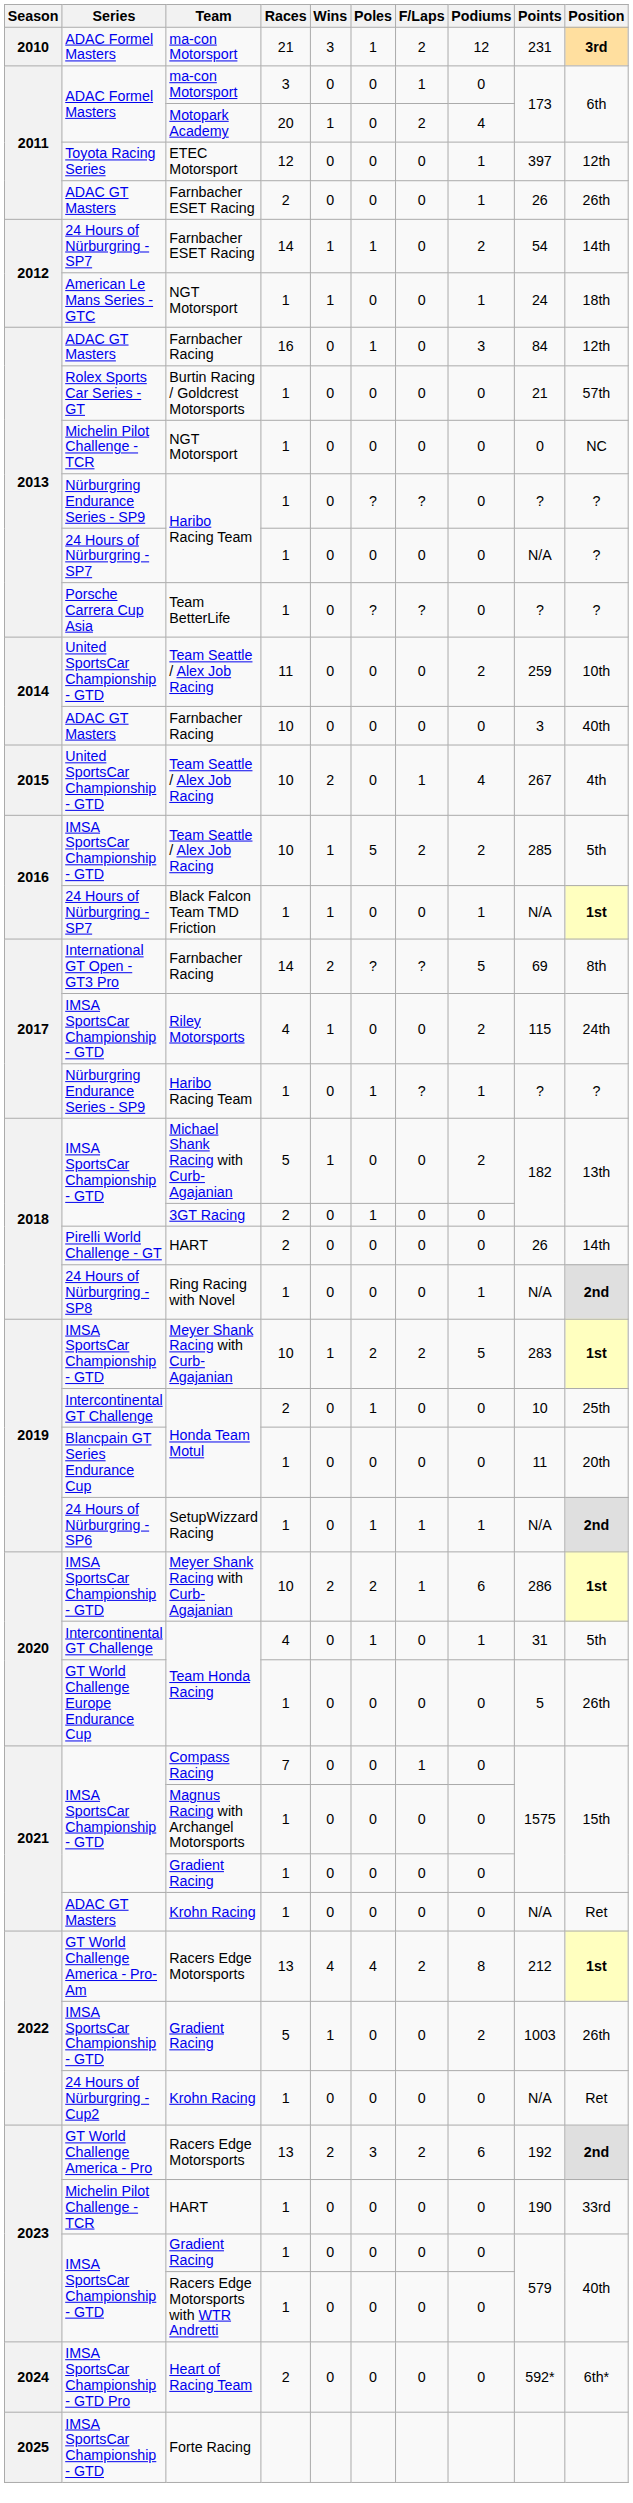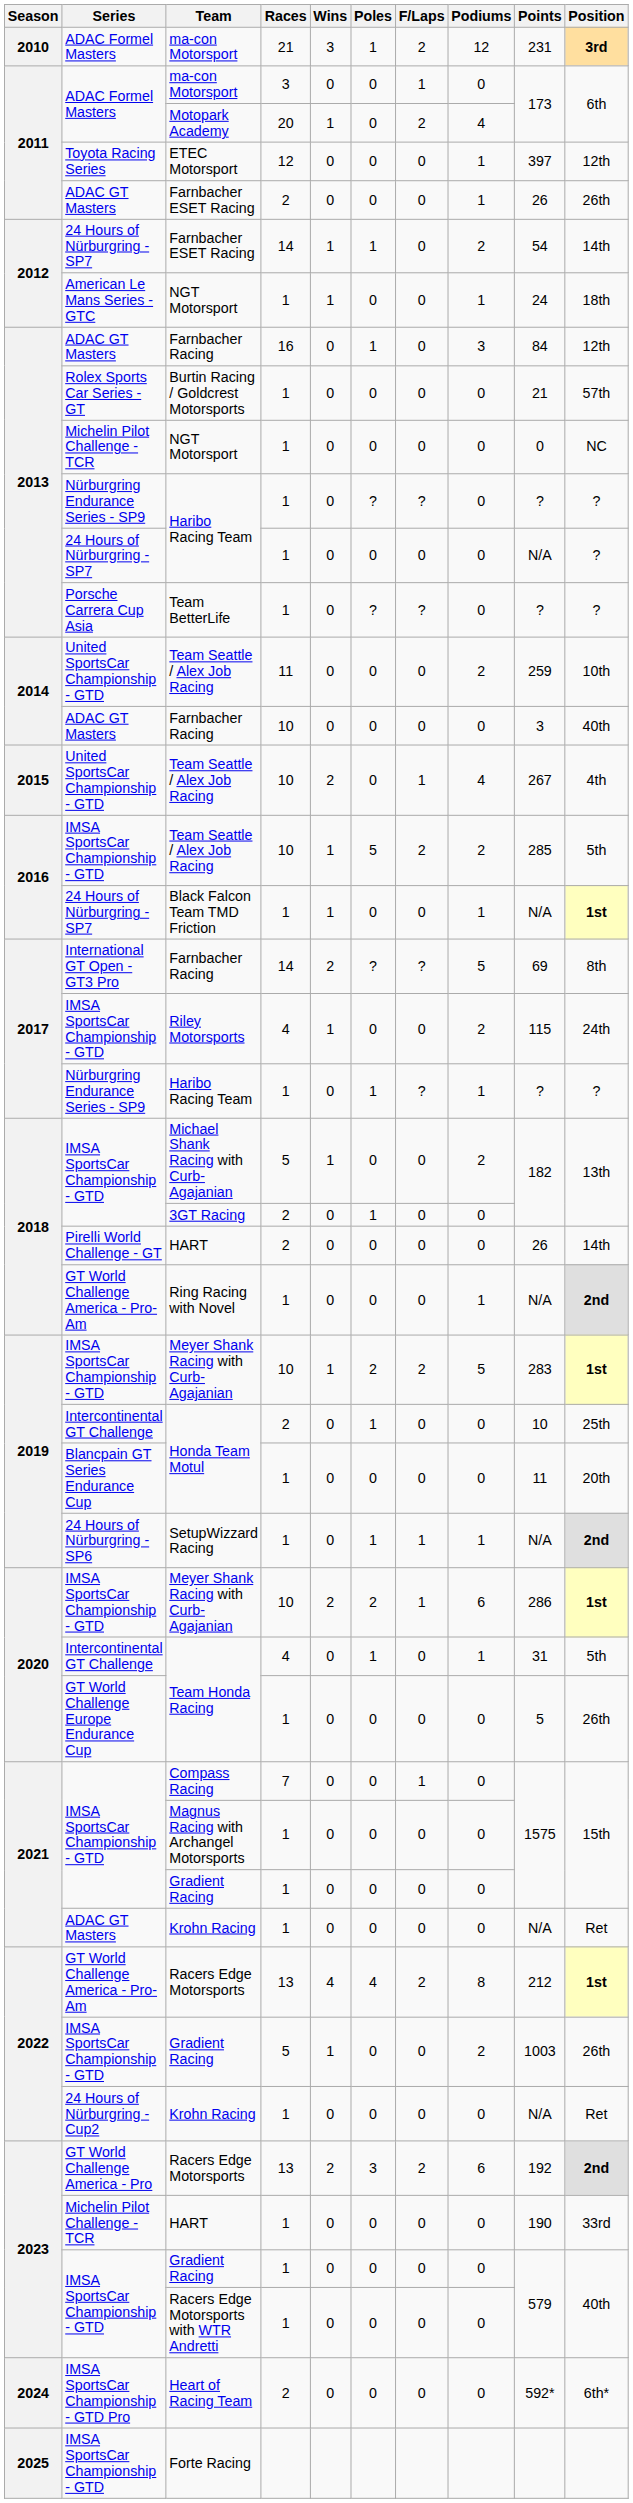(107, 1292) 24 Hours of Nürburgring - SP8 -> (111, 1300) GT World Challenge America - Pro-Am
